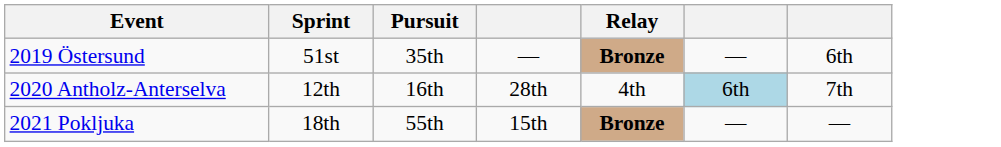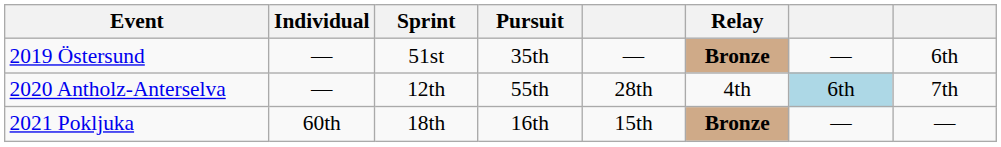+ column: (322, 21)
(425, 89) 16th -> (530, 89) 55th
(425, 123) 55th -> (530, 123) 16th
